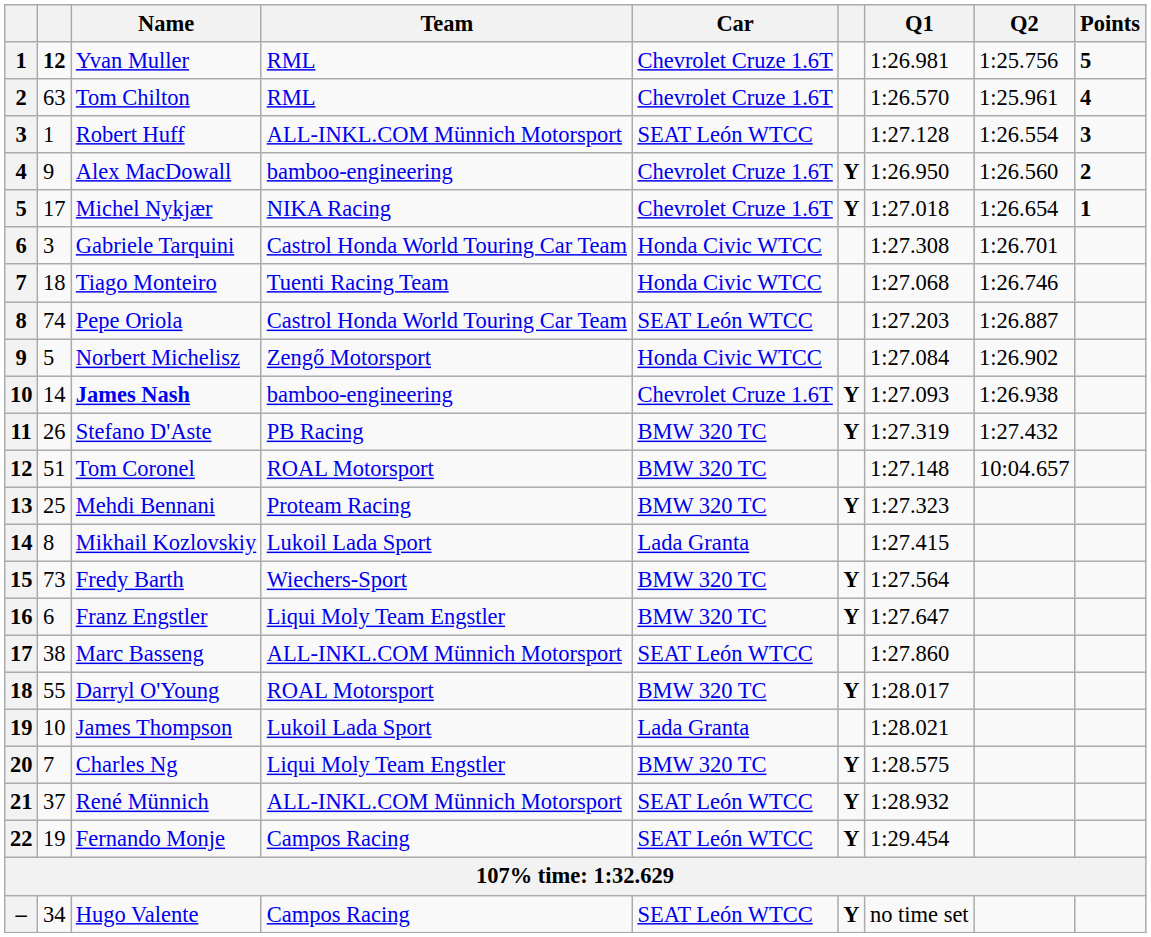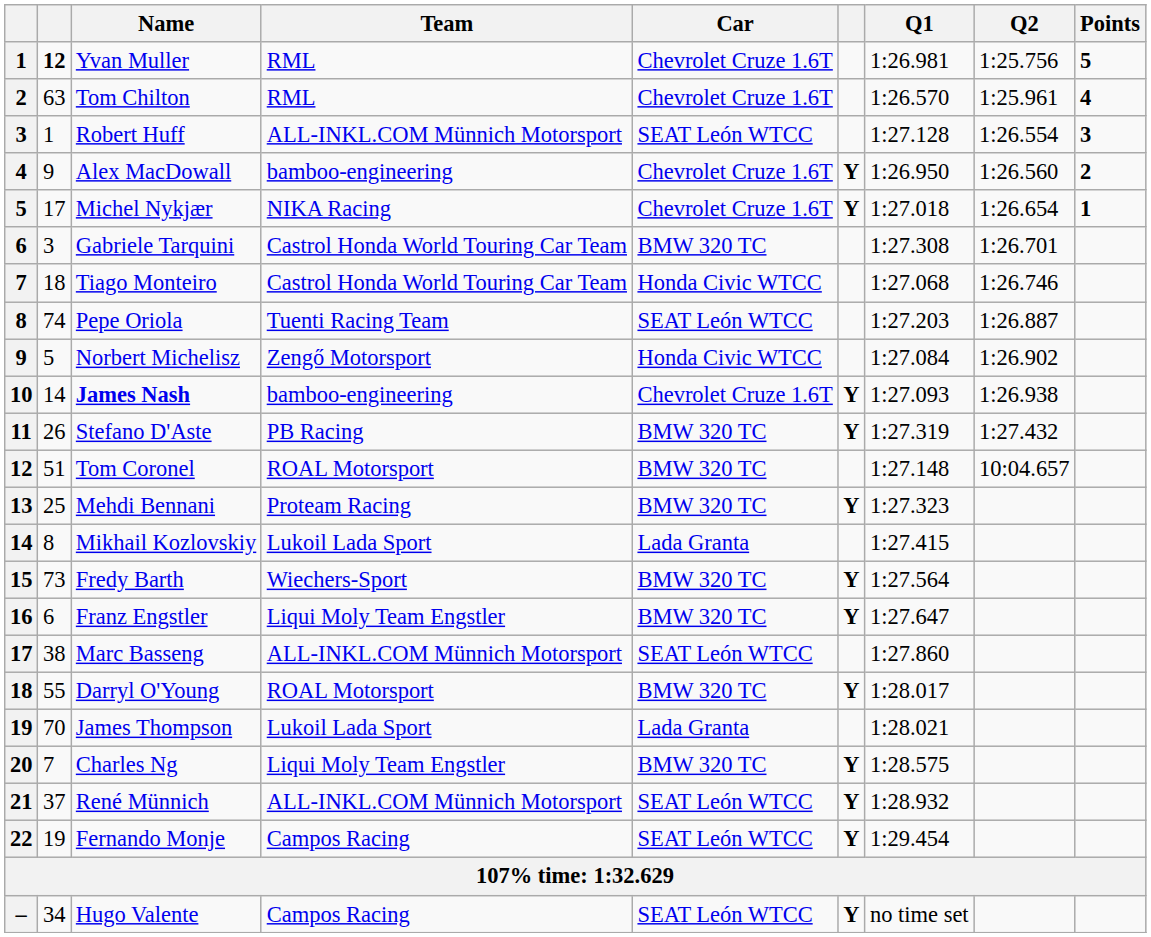(730, 245) Honda Civic WTCC -> (702, 245) BMW 320 TC
(358, 282) Tuenti Racing Team -> (447, 282) Castrol Honda World Touring Car Team
(447, 319) Castrol Honda World Touring Car Team -> (358, 319) Tuenti Racing Team
(54, 727) 10 -> (54, 727) 70
